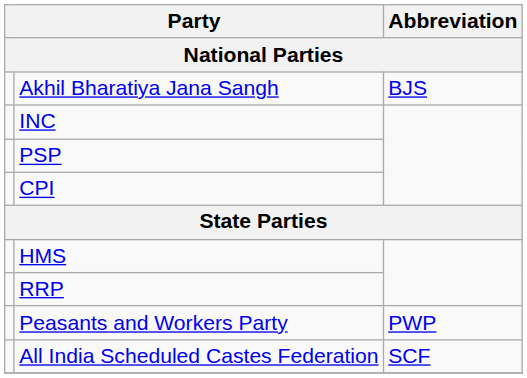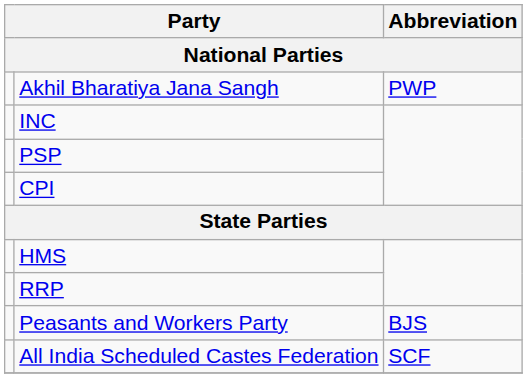(408, 88) BJS -> (412, 88) PWP
(412, 322) PWP -> (408, 322) BJS
